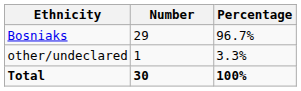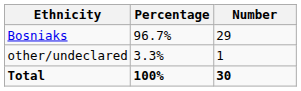columns swapped: (172, 15) <-> (255, 15)
